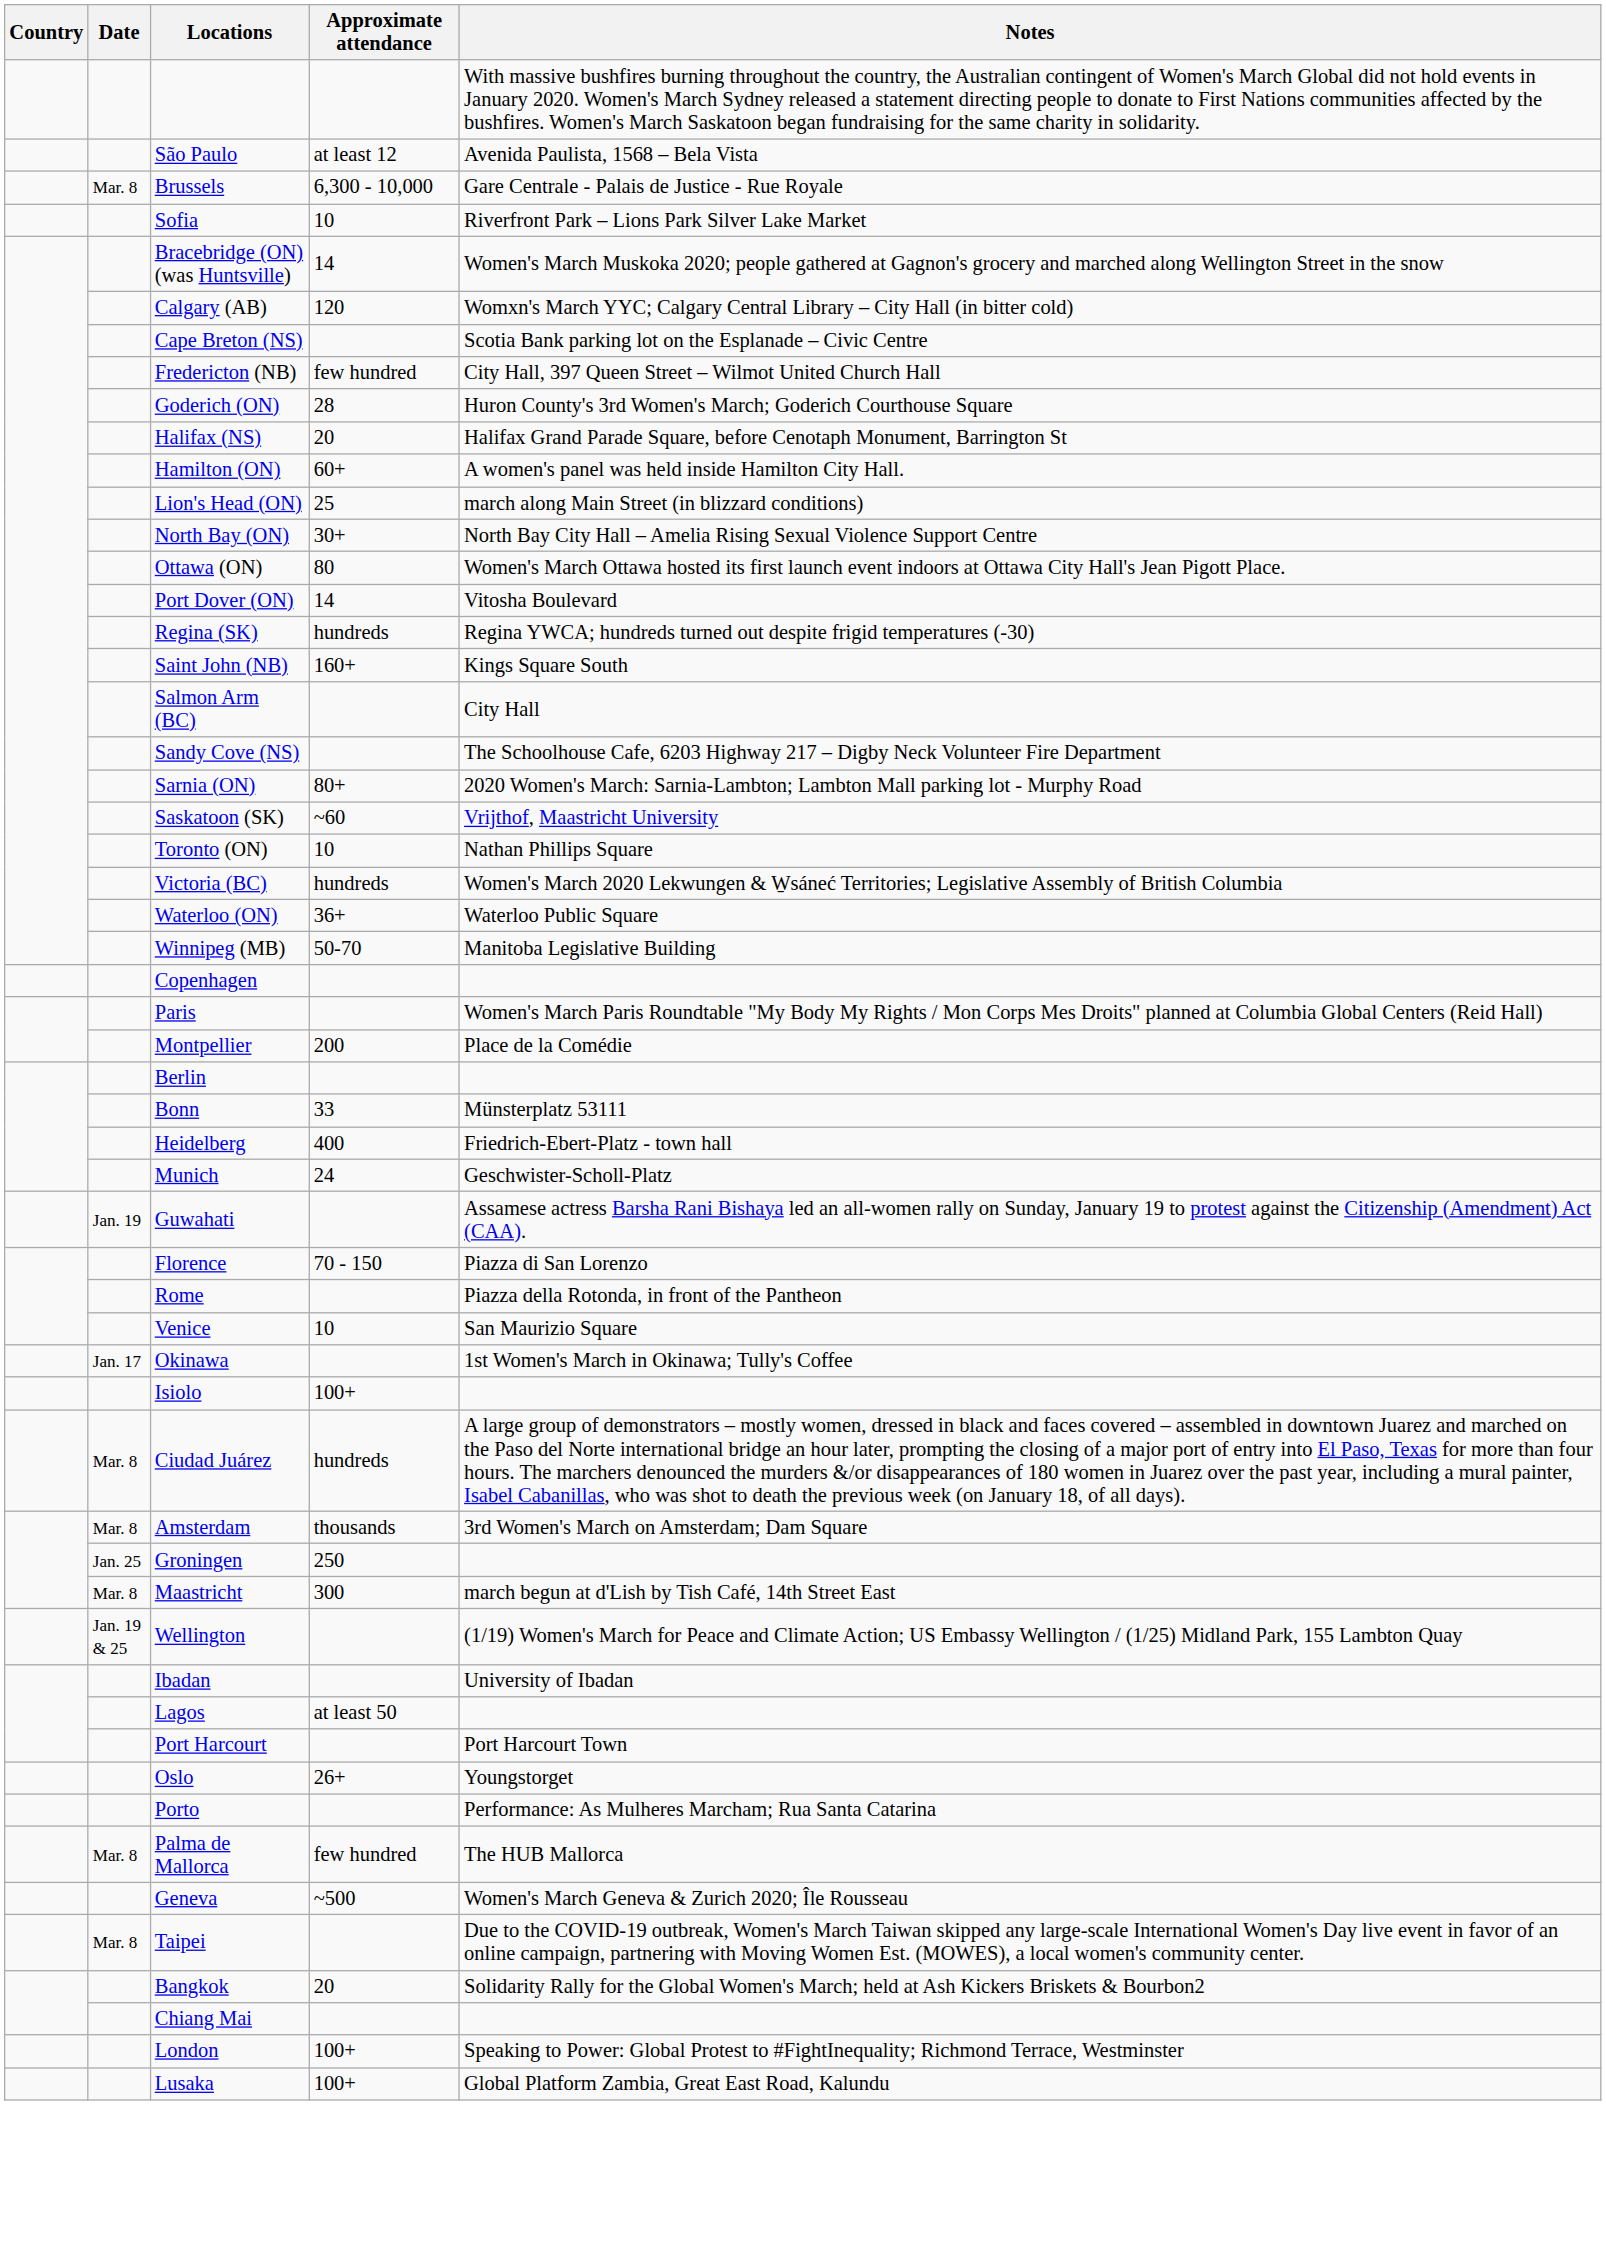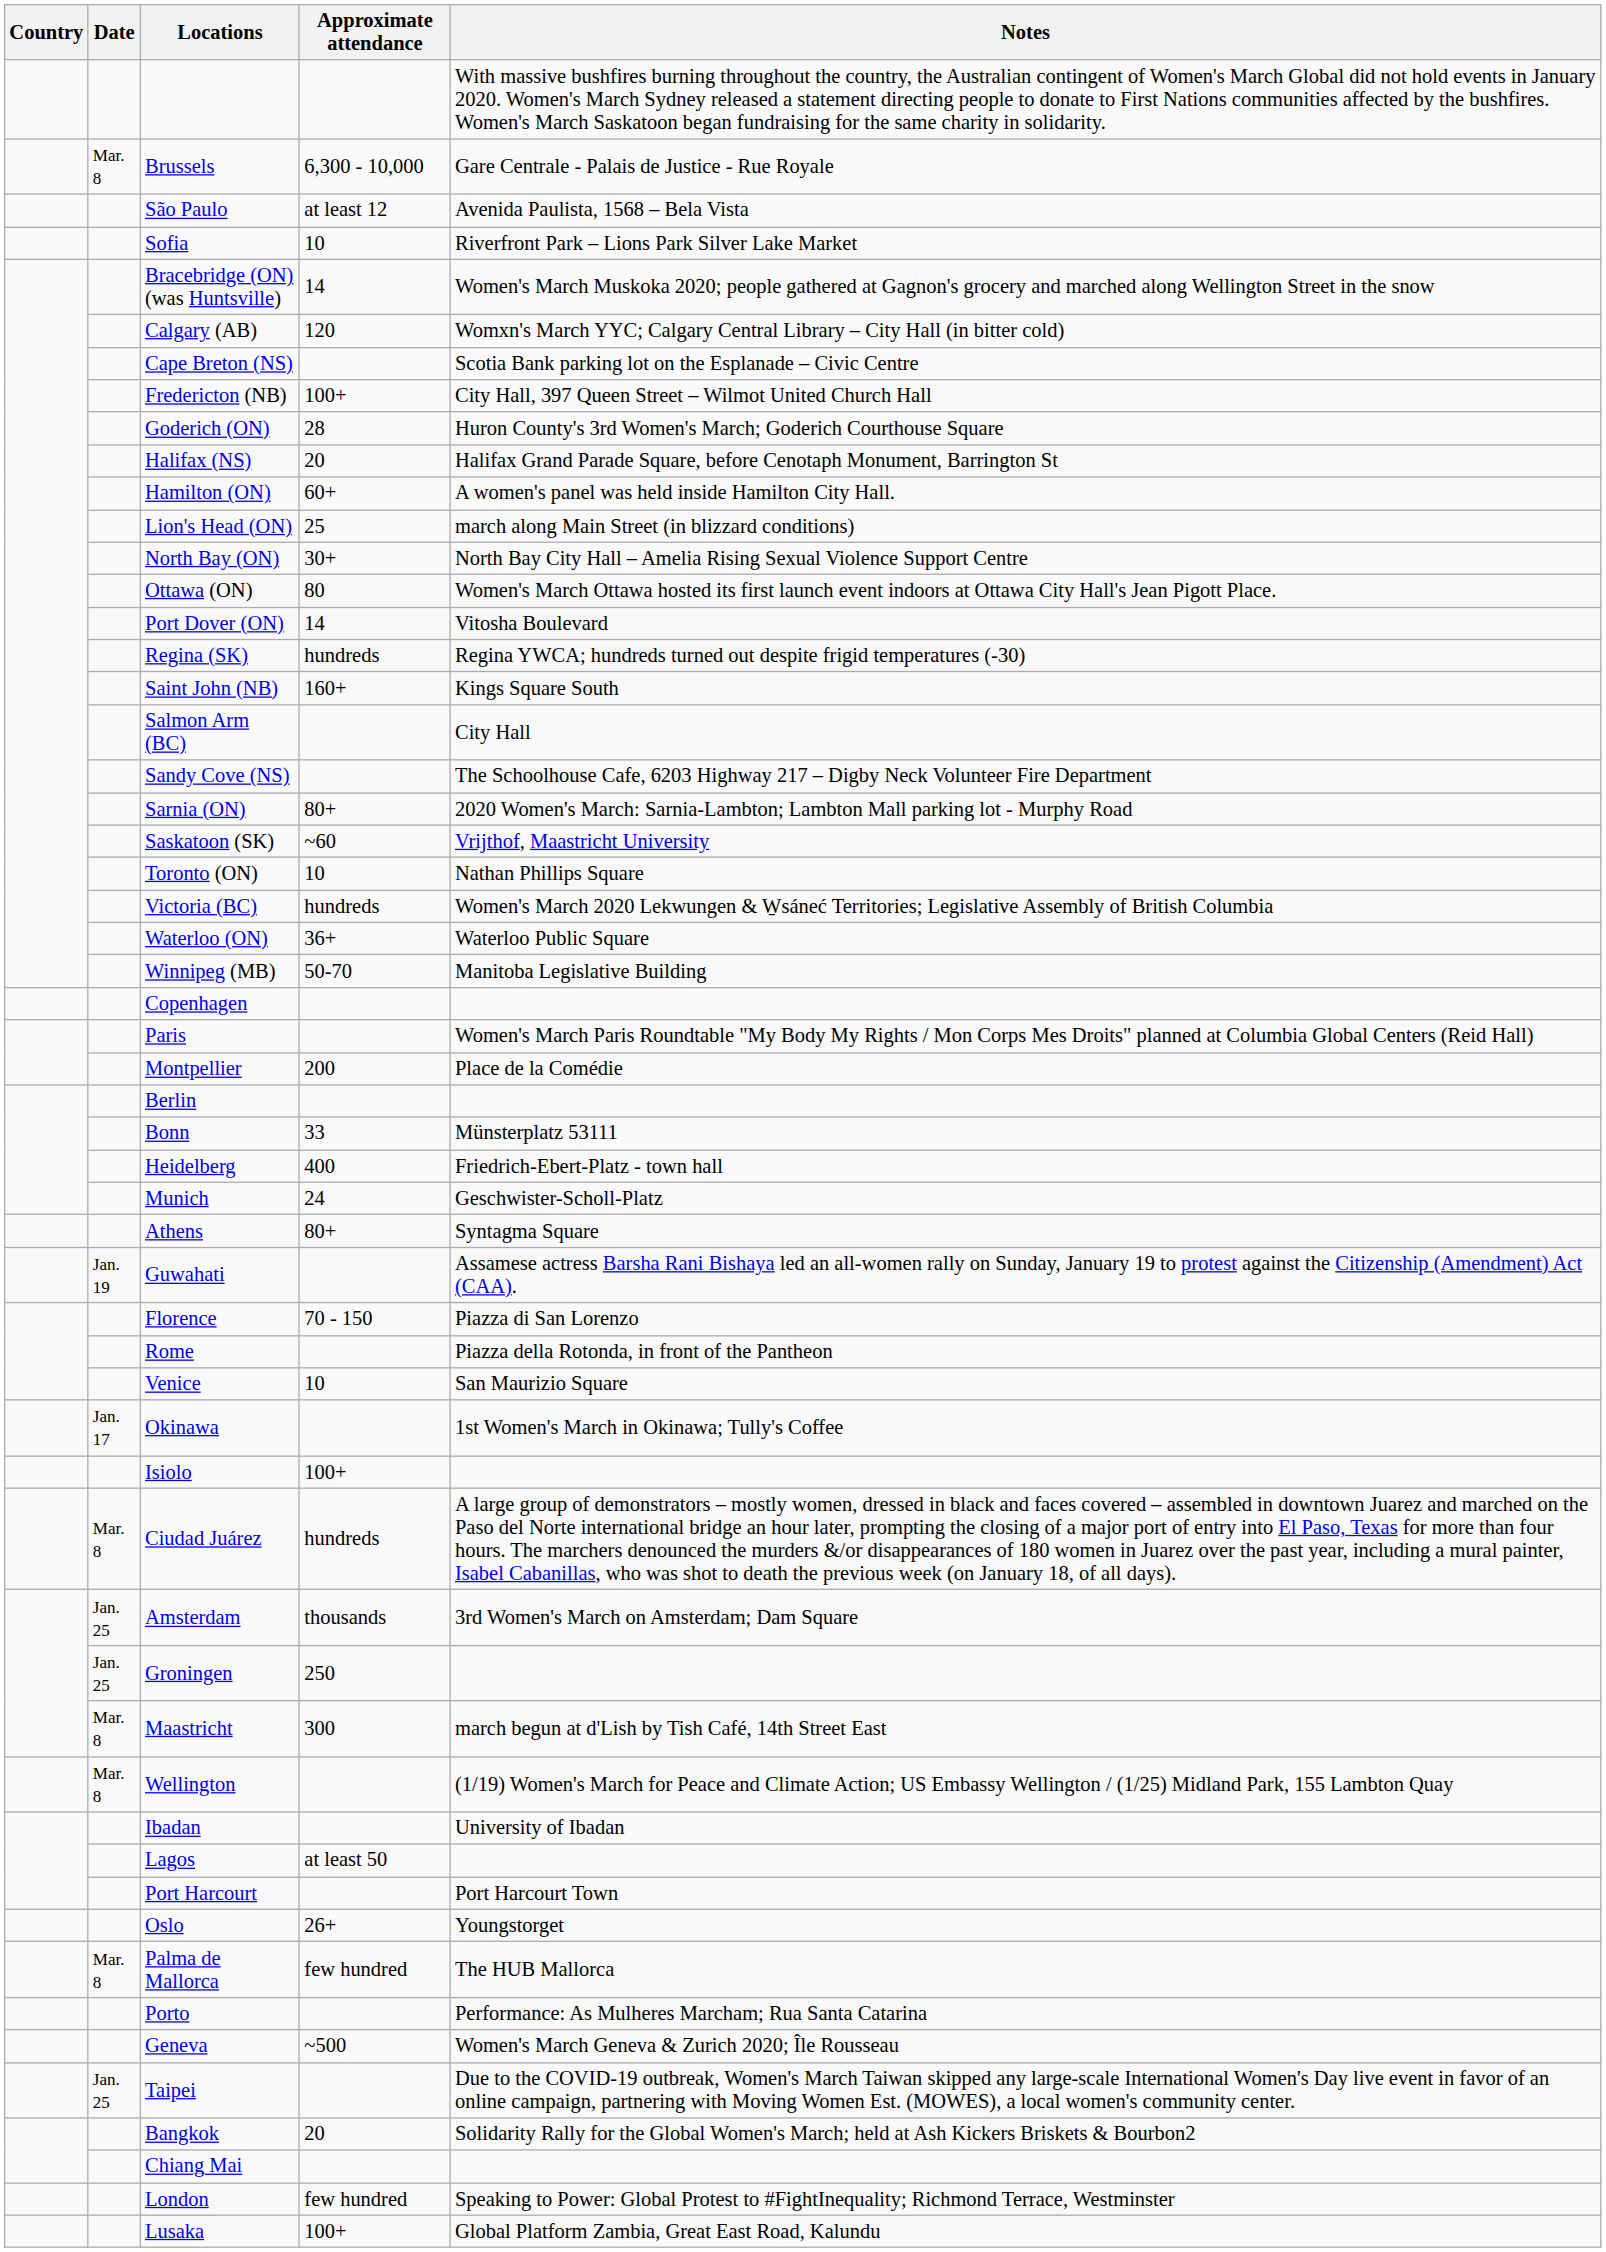rows swapped: (189, 187) <-> (196, 154)
(365, 372) few hundred -> (325, 395) 100+
+ row: (174, 1230)
(115, 1528) Mar. 8 -> (106, 1618) Jan. 25
(117, 1637) Jan. 19 & 25 -> (109, 1785) Mar. 8
rows swapped: (177, 1810) <-> (193, 1854)
(115, 1943) Mar. 8 -> (106, 2091) Jan. 25
(335, 2051) 100+ -> (356, 2198) few hundred
